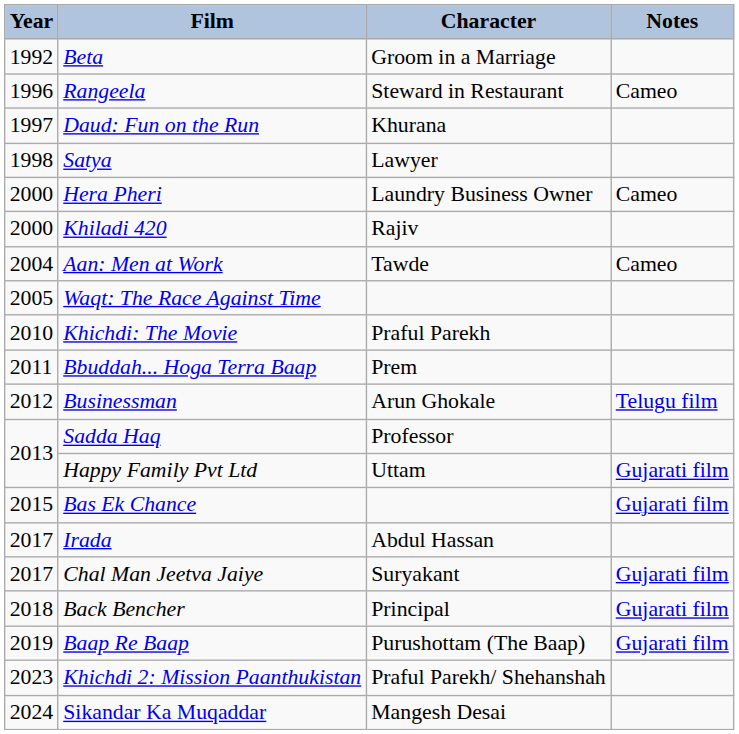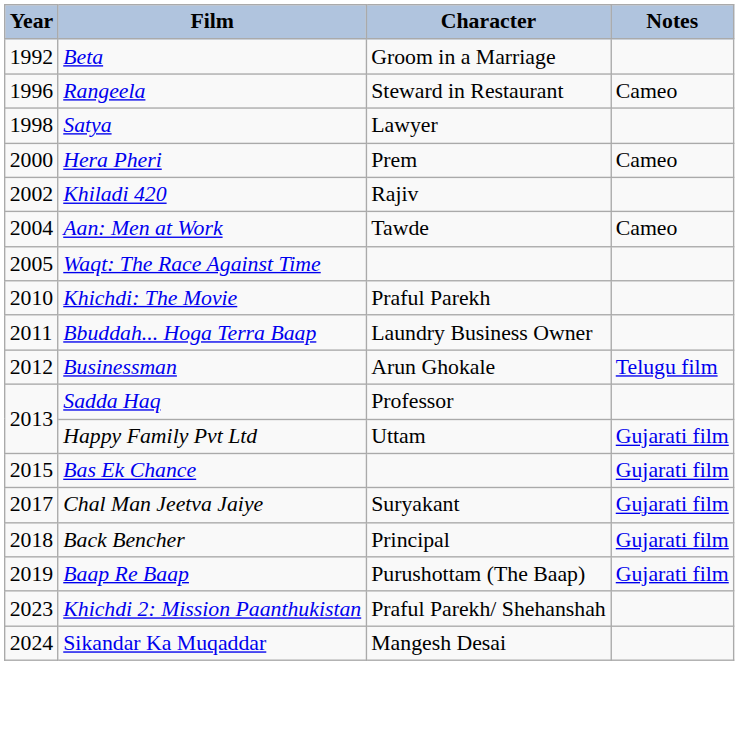- row: (161, 125)
(482, 194) Laundry Business Owner -> (394, 159) Prem
(31, 228) 2000 -> (31, 194) 2002
(394, 366) Prem -> (482, 332) Laundry Business Owner
- row: (87, 539)
